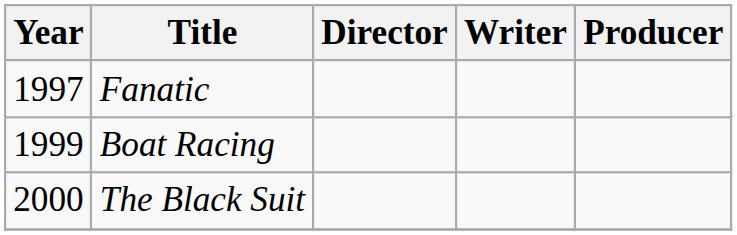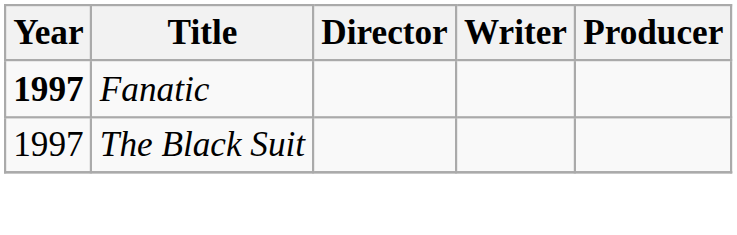(48, 88) normal -> (48, 88) bold
- row: (187, 144)
(48, 199) 2000 -> (48, 144) 1997
